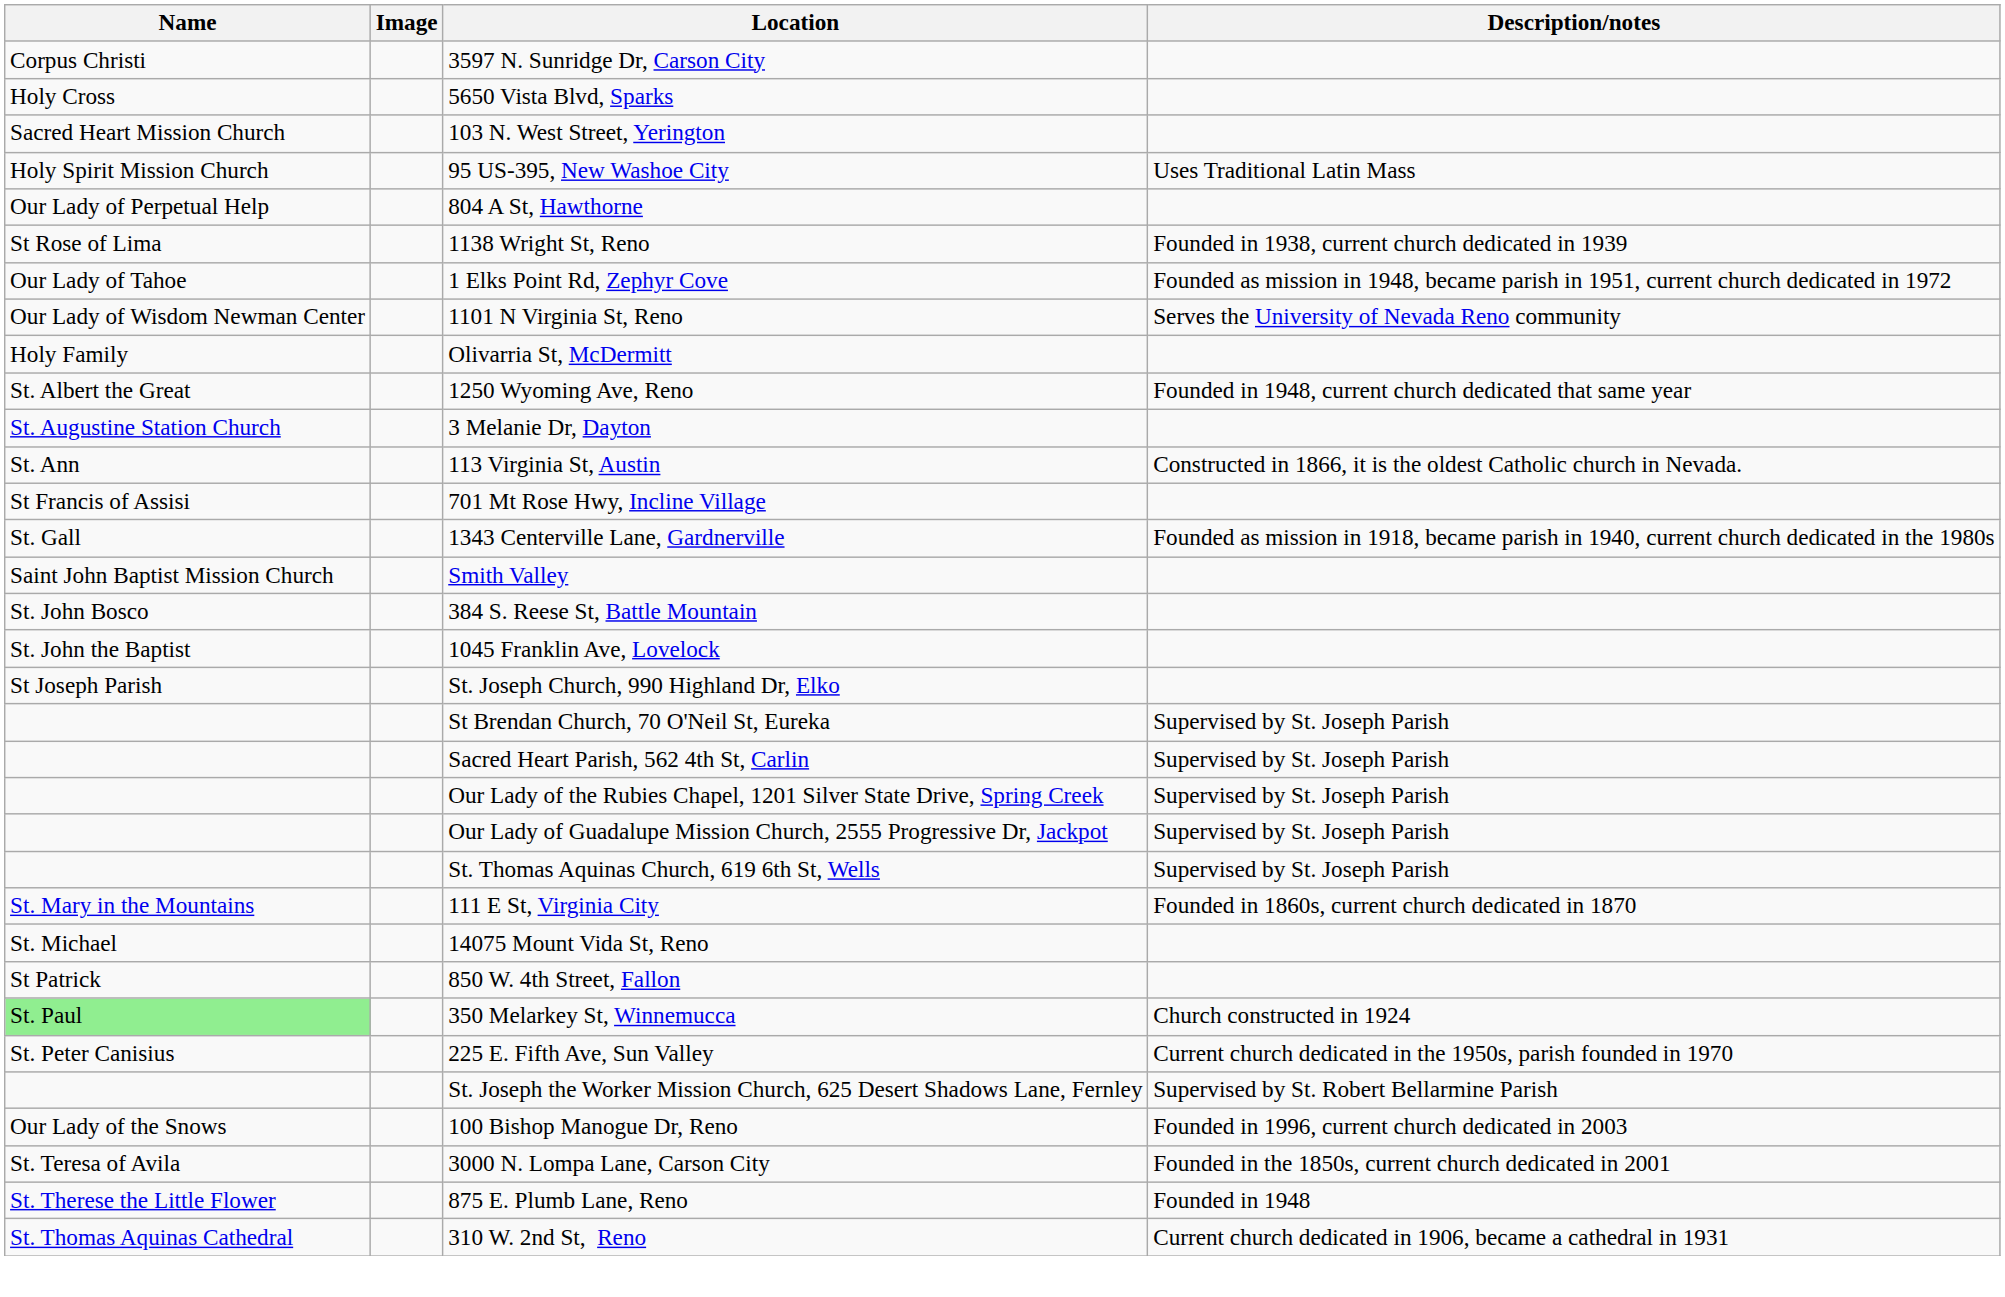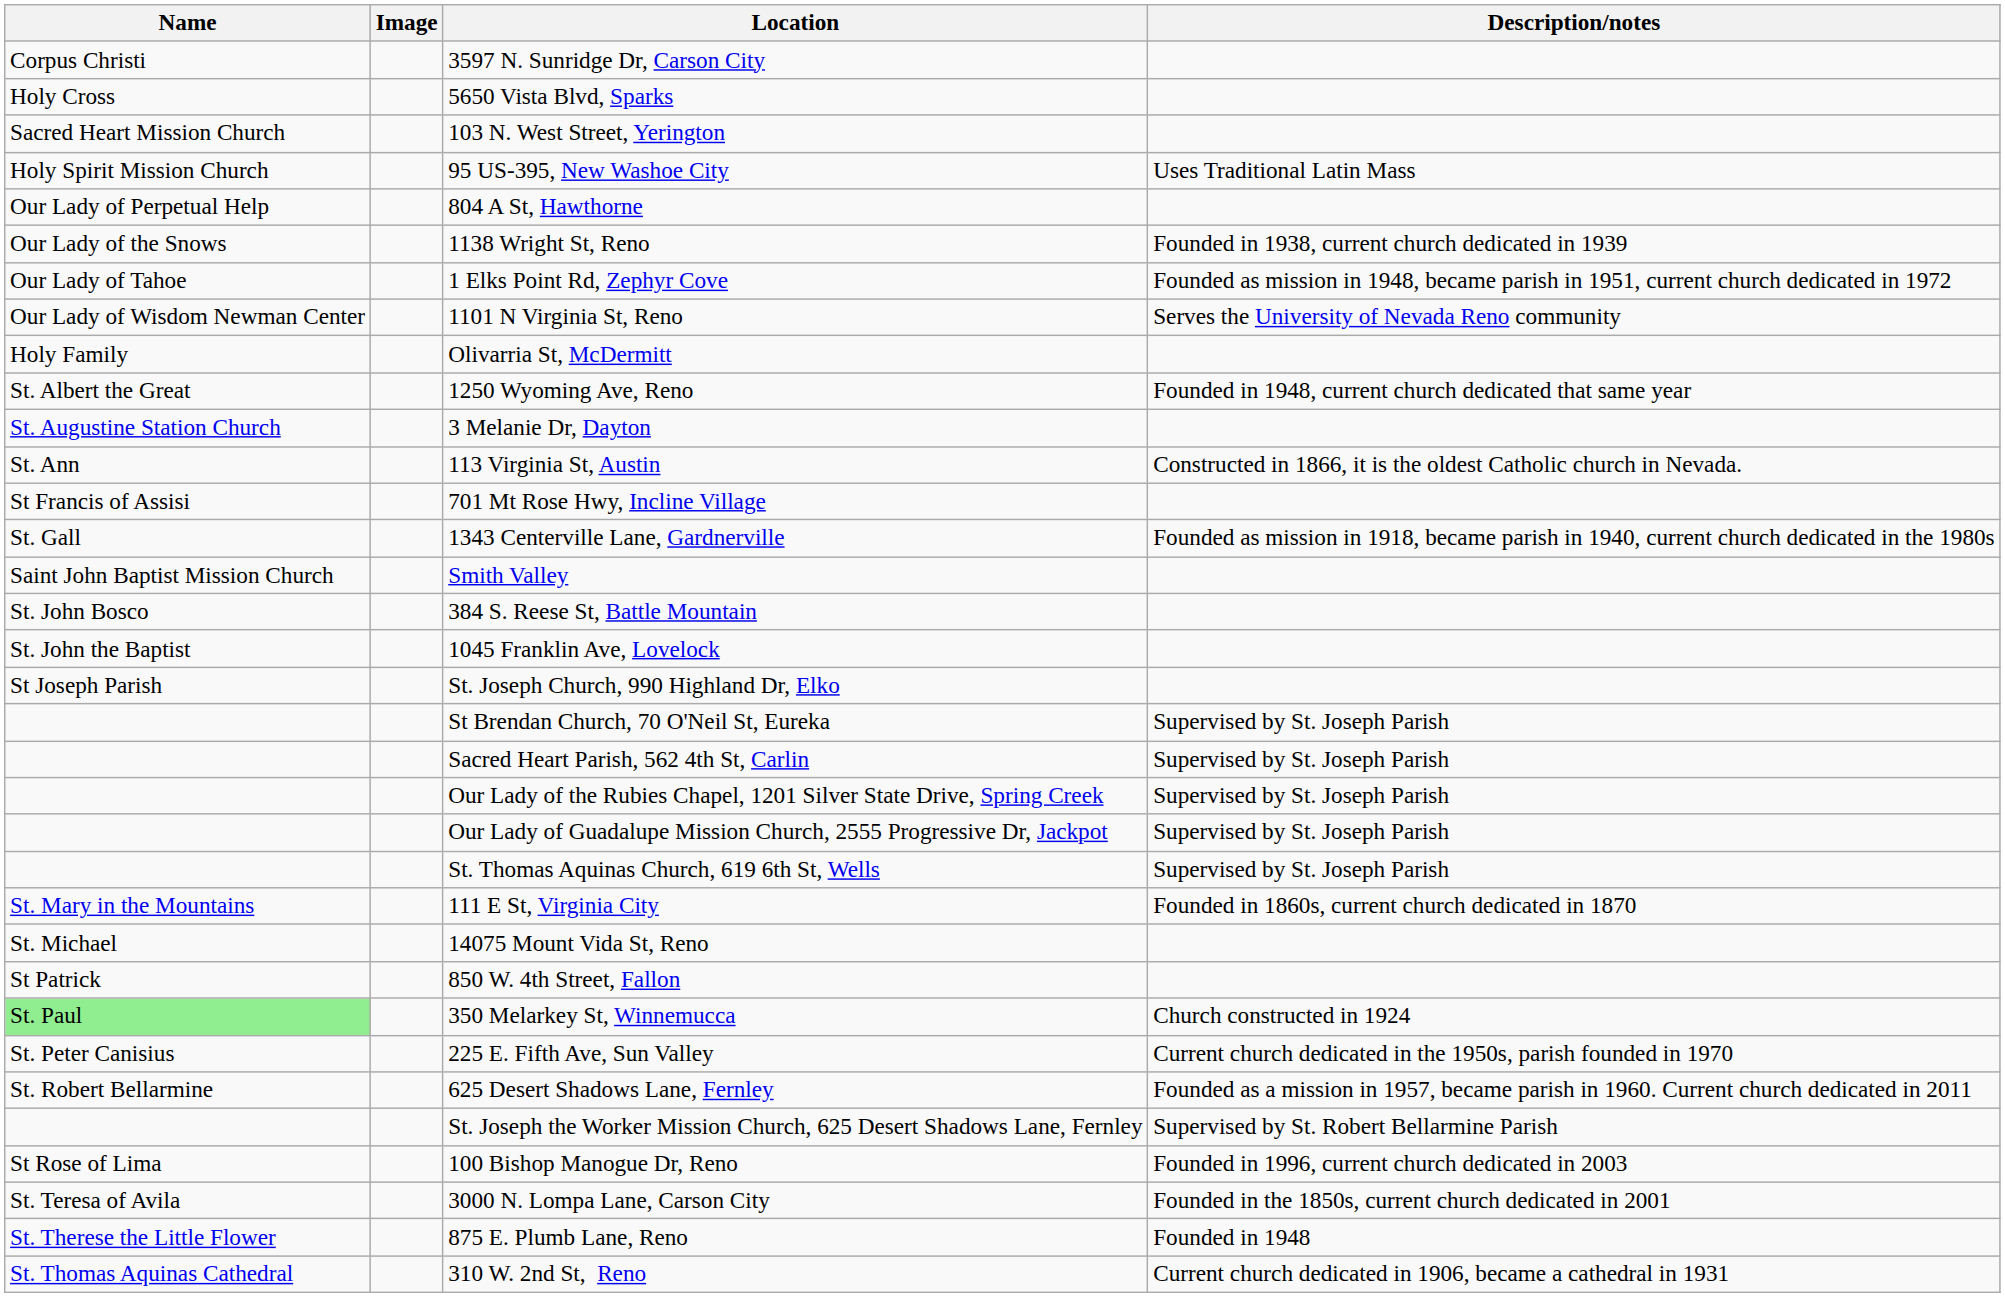(86, 243) St Rose of Lima -> (118, 243) Our Lady of the Snows
+ row: (611, 1089)
(118, 1126) Our Lady of the Snows -> (86, 1163) St Rose of Lima
